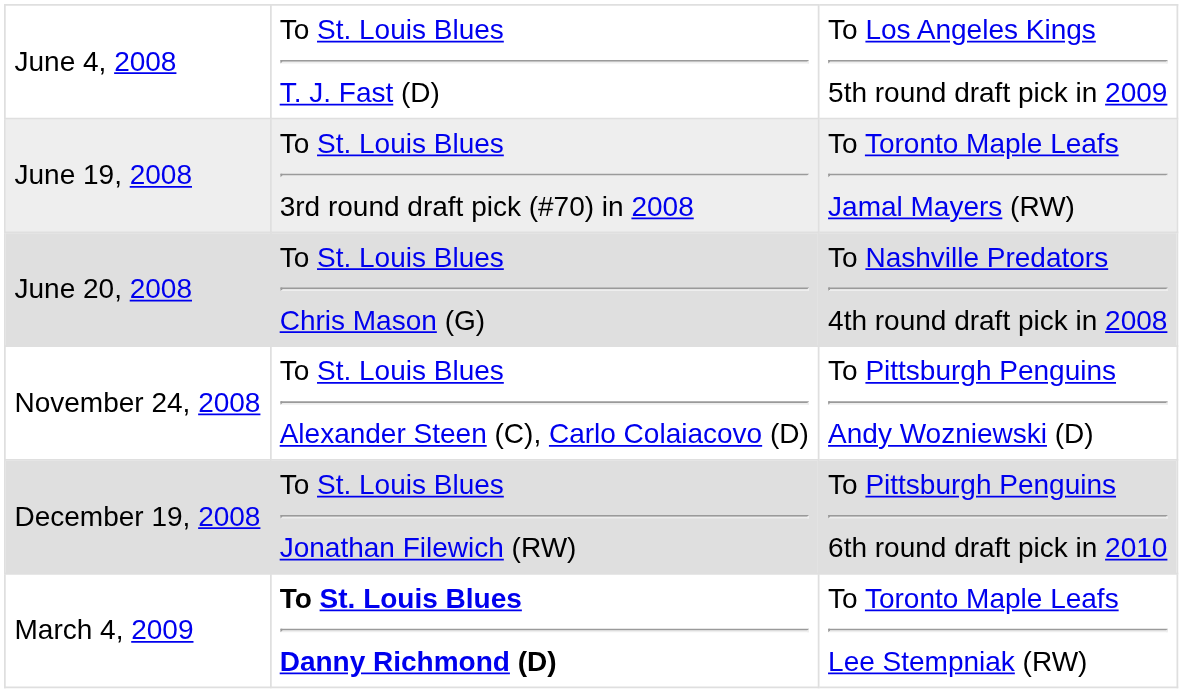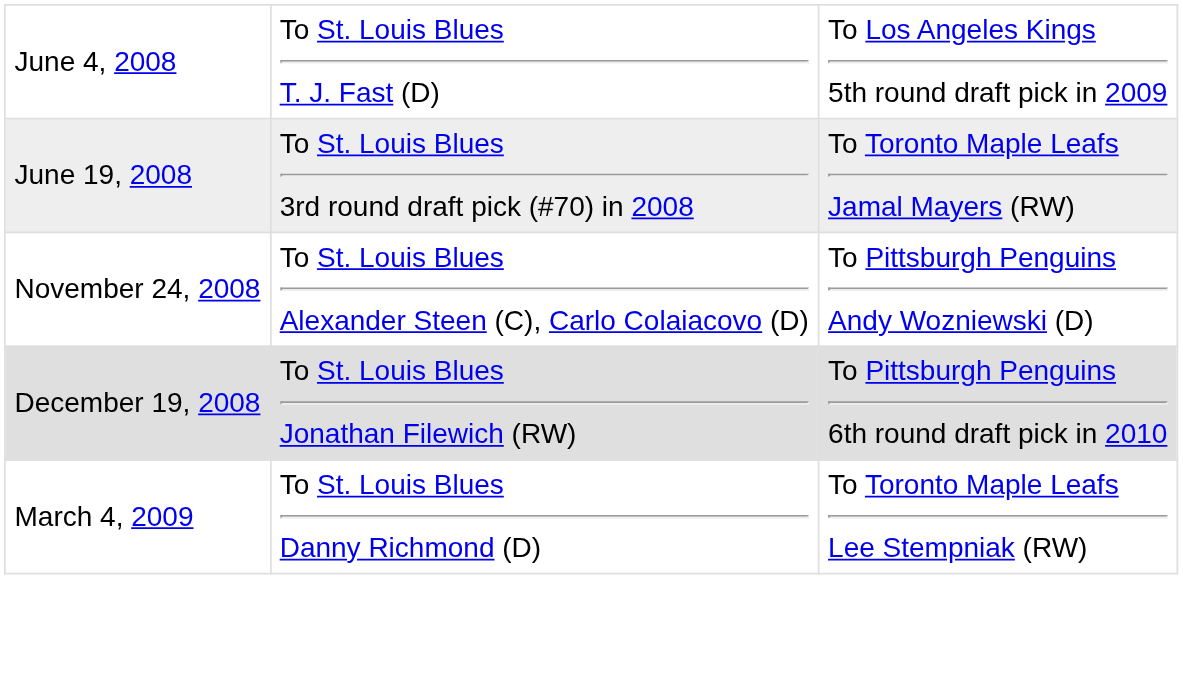- row: (103, 288)
(544, 630) bold -> (544, 516) normal
